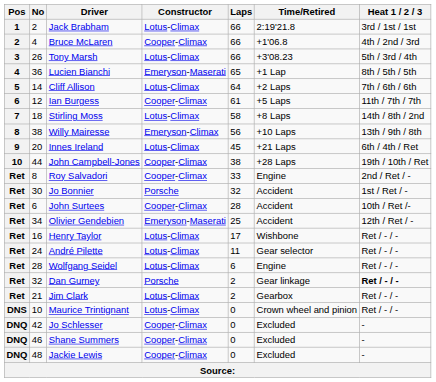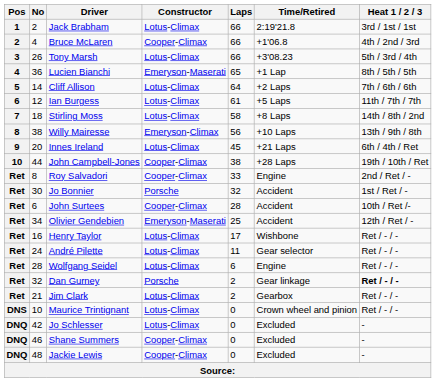(176, 101) Cooper-Climax -> (172, 101) Lotus-Climax
(176, 325) Cooper-Climax -> (172, 325) Lotus-Climax
